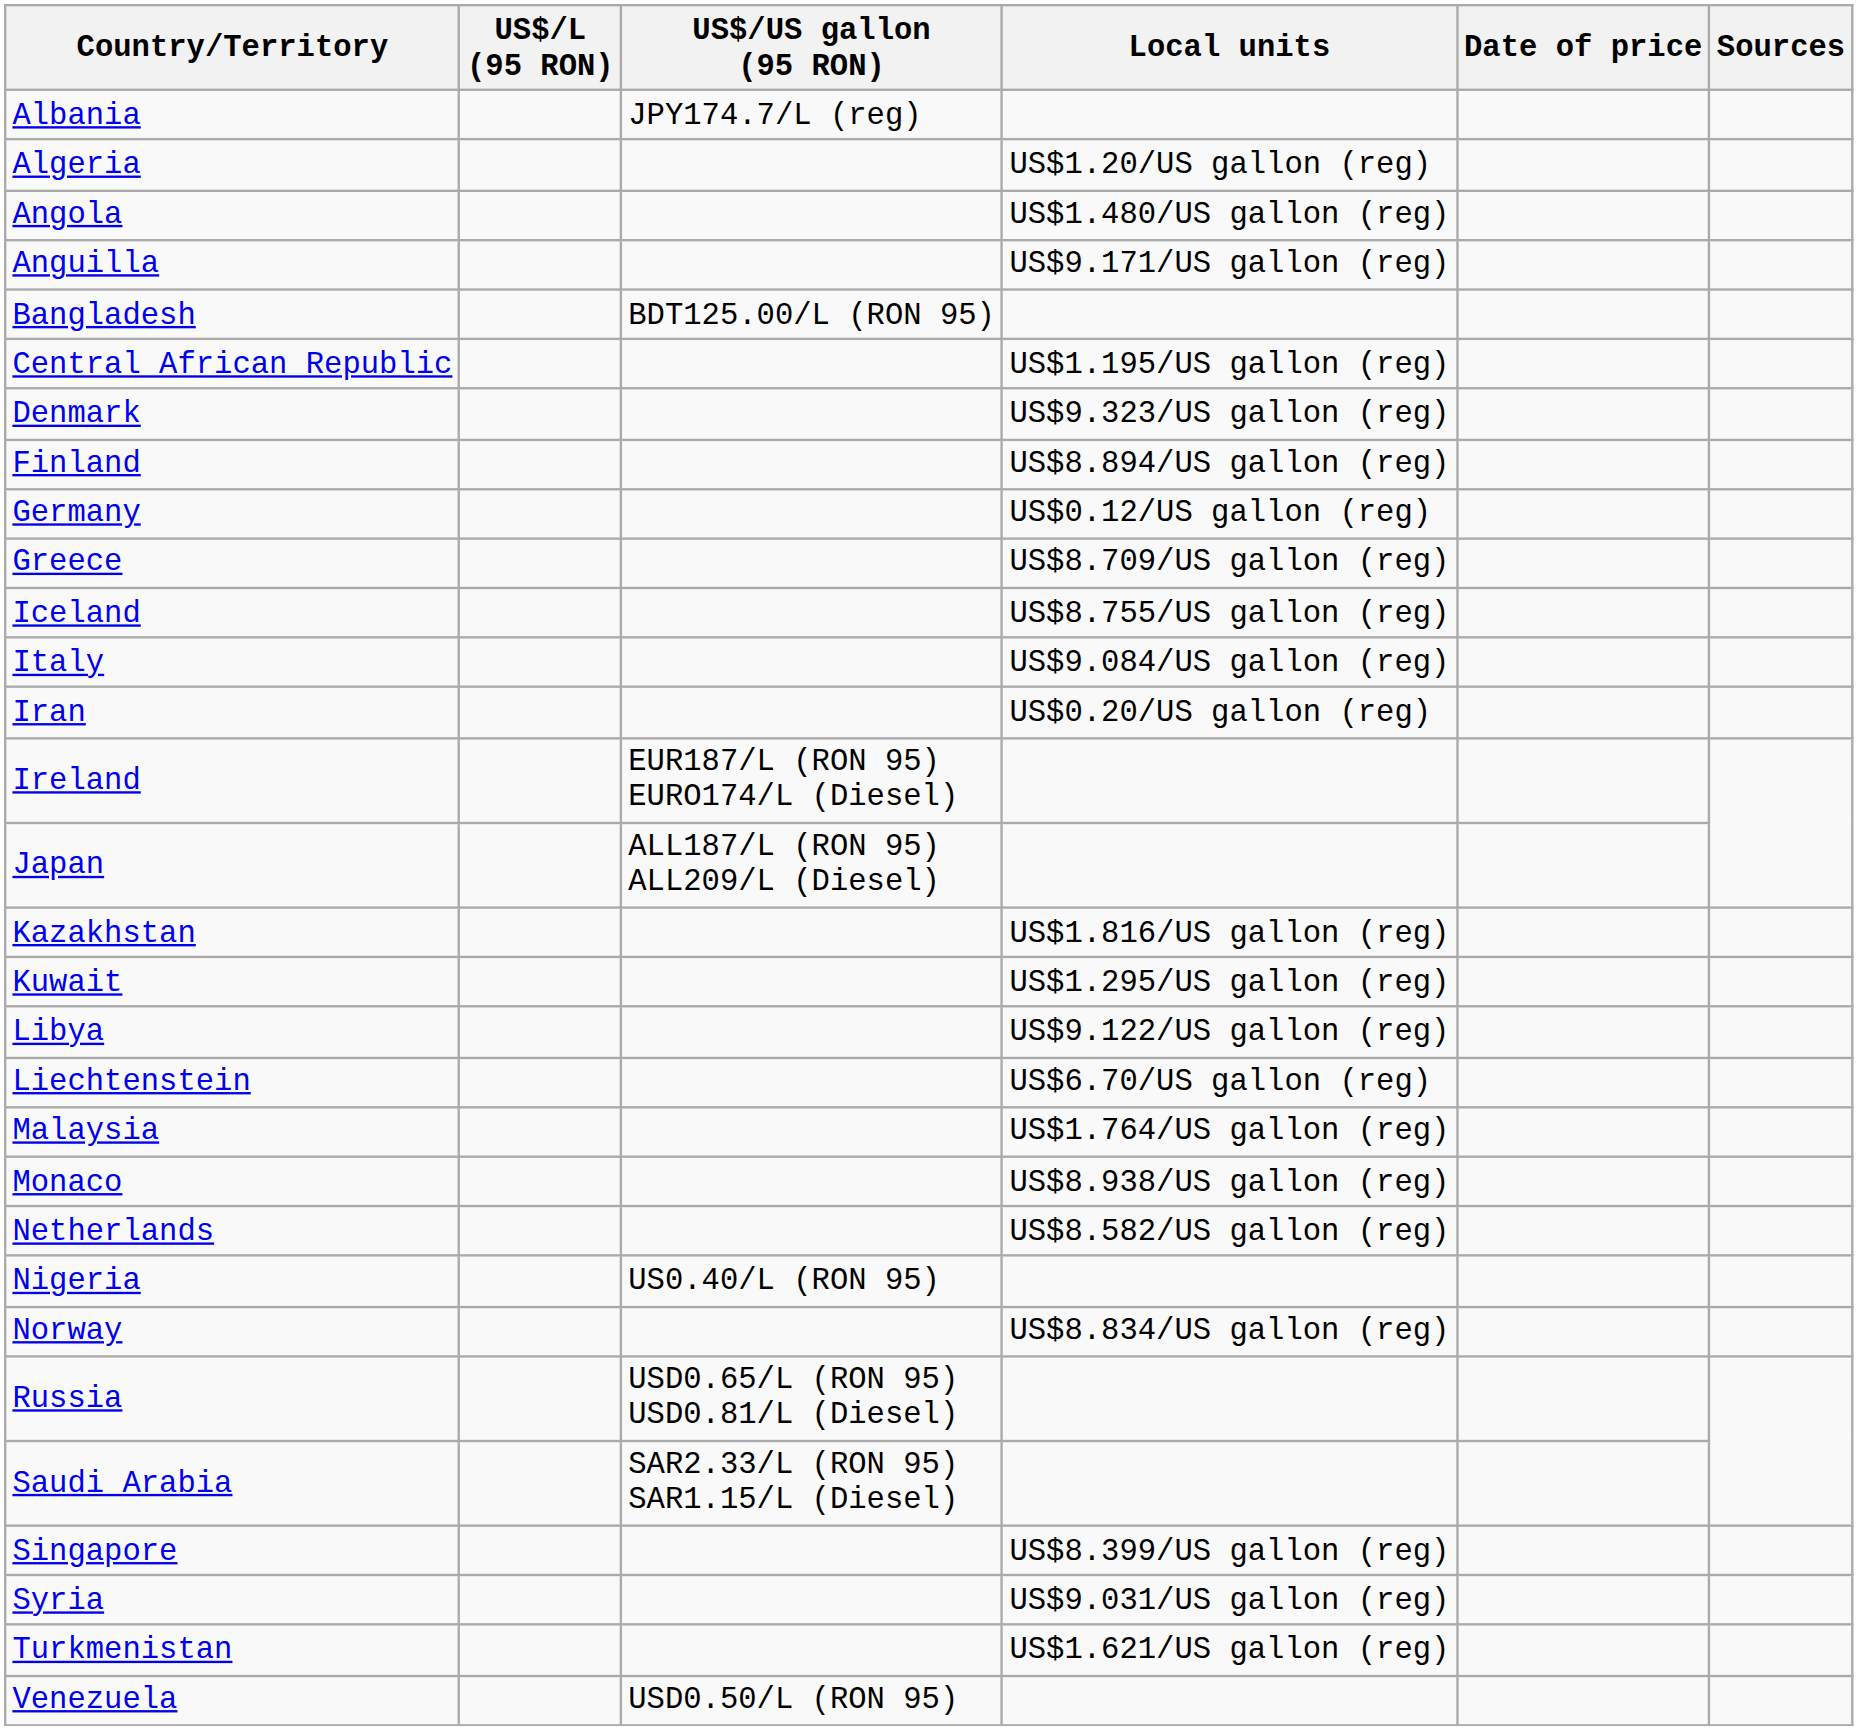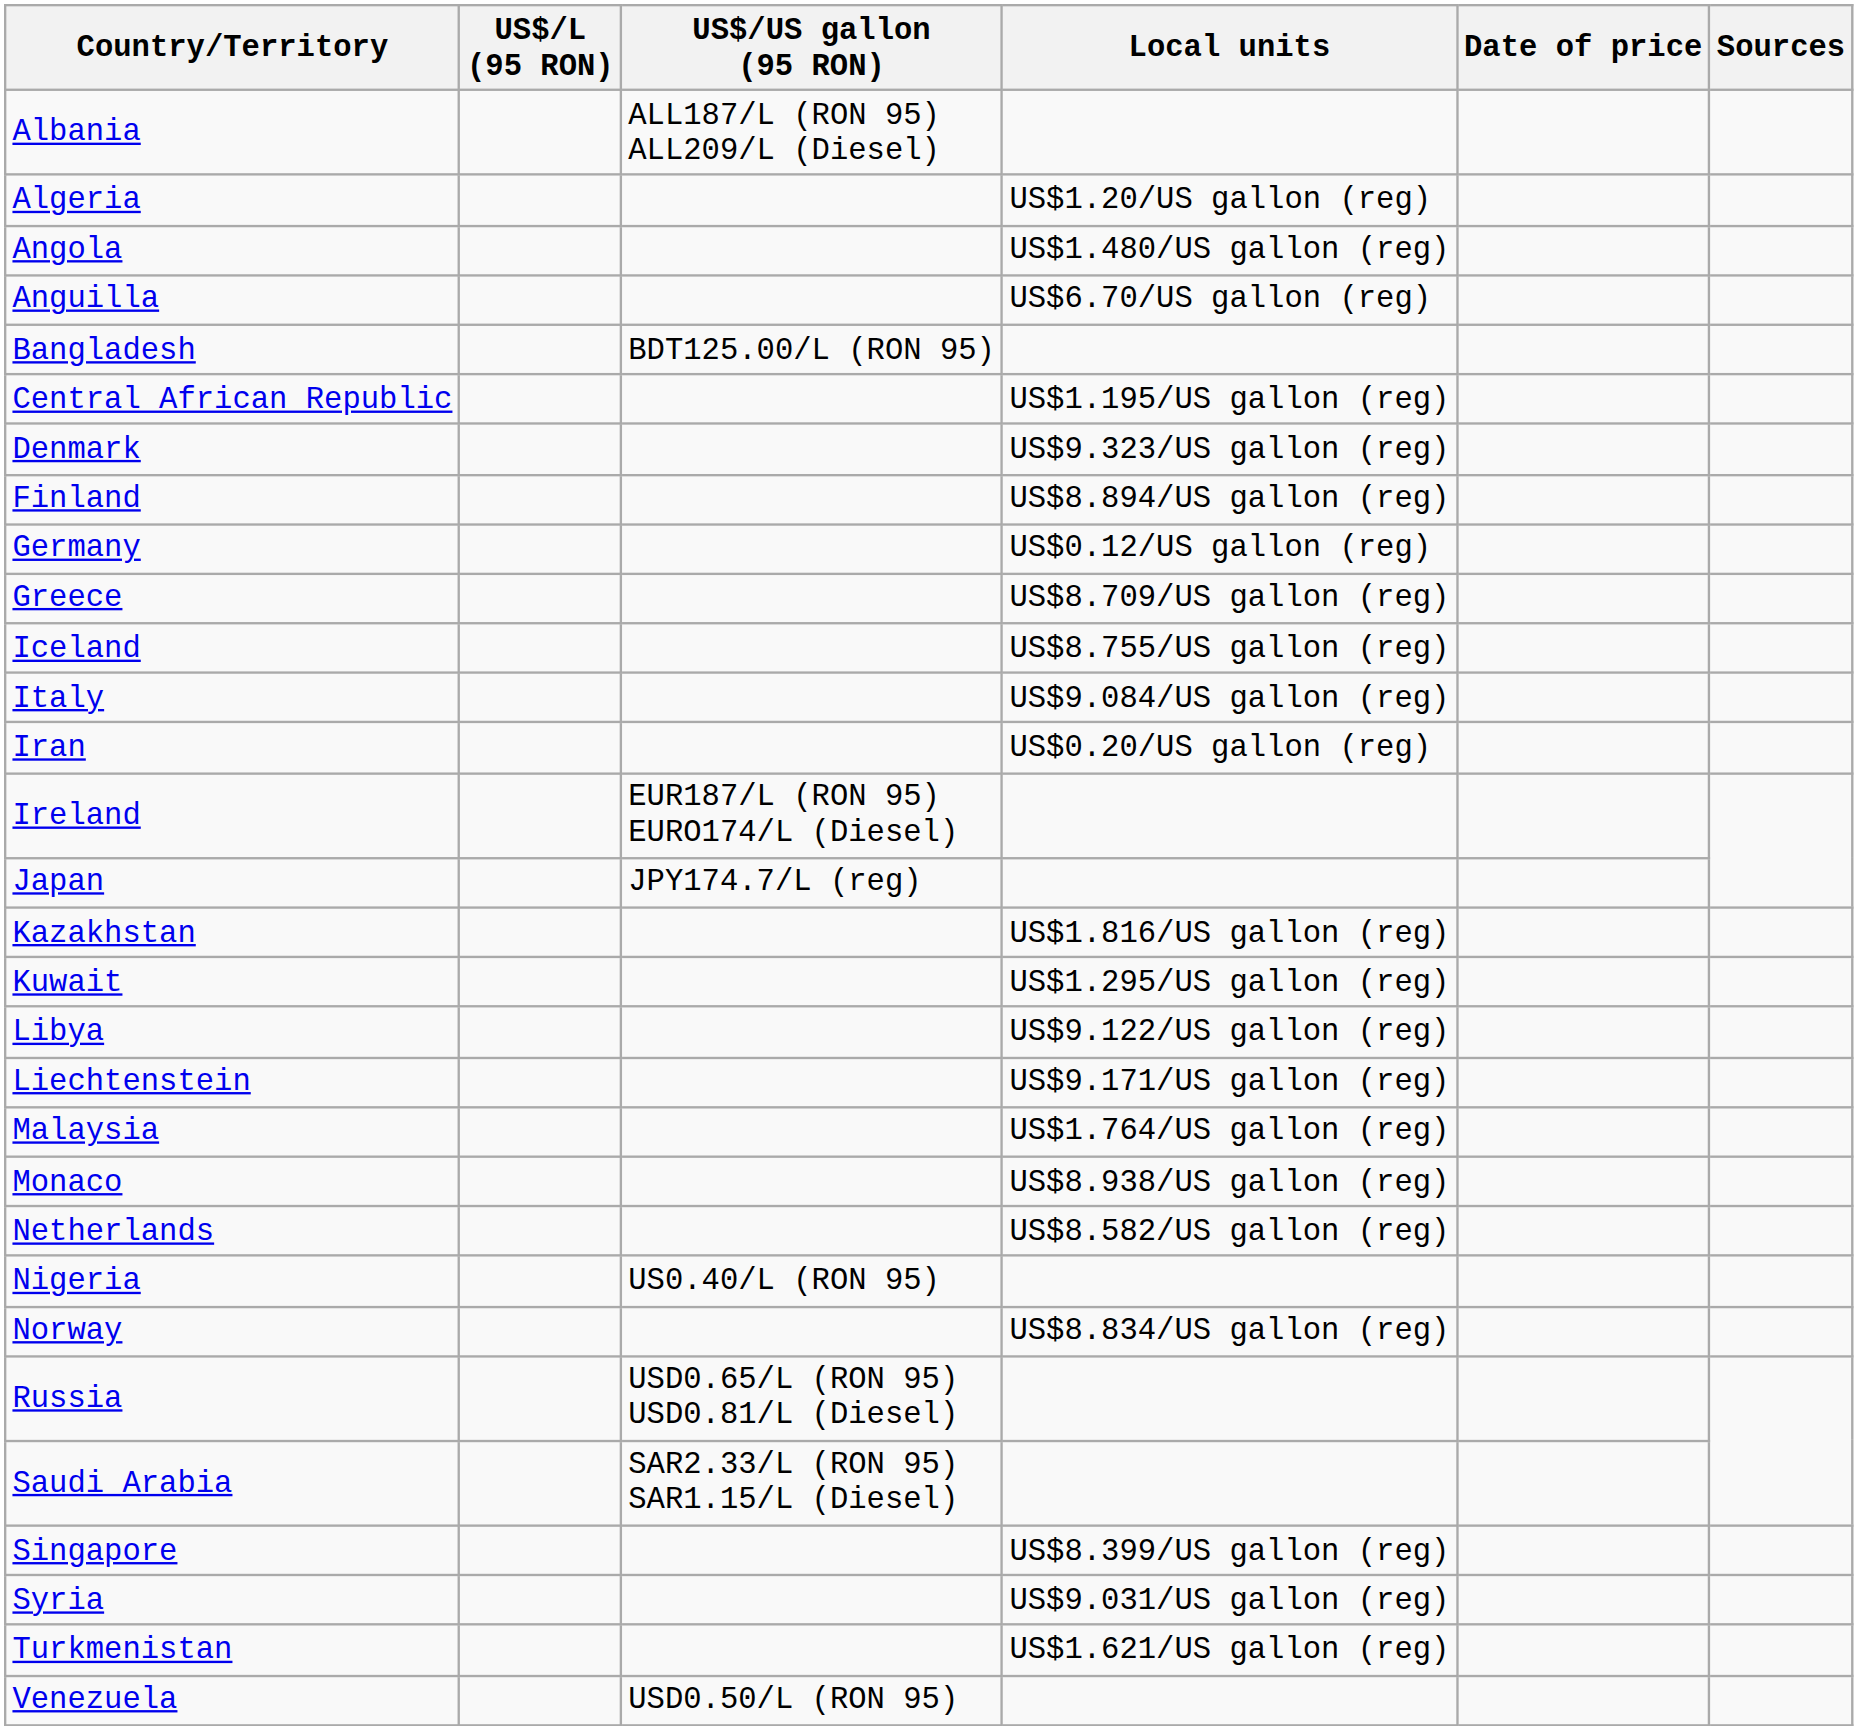(775, 115) JPY174.7/L (reg) -> (784, 133) ALL187/L (RON 95) ALL209/L (Diesel)
(1229, 264) US$9.171/US gallon (reg) -> (1220, 300) US$6.70/US gallon (reg)
(784, 865) ALL187/L (RON 95) ALL209/L (Diesel) -> (775, 883) JPY174.7/L (reg)
(1220, 1082) US$6.70/US gallon (reg) -> (1229, 1082) US$9.171/US gallon (reg)
